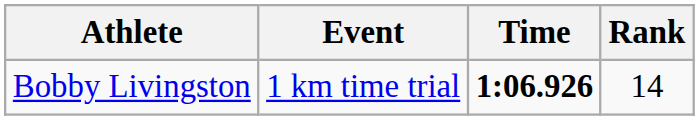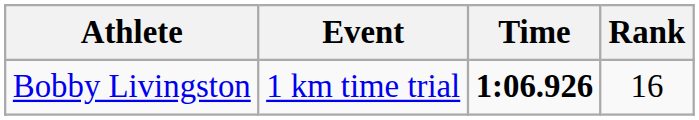(647, 86) 14 -> (647, 86) 16
